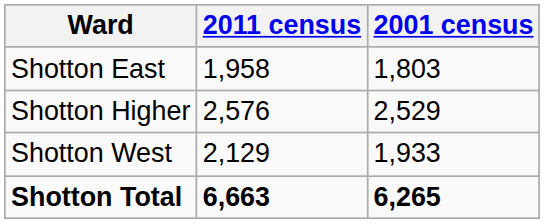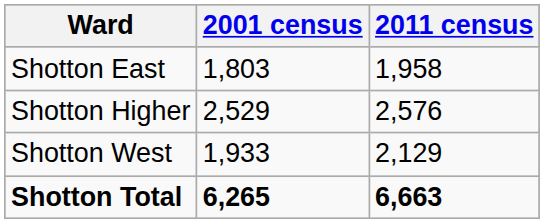columns swapped: (454, 25) <-> (282, 25)
